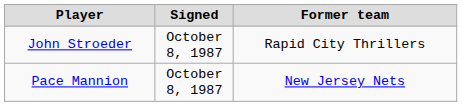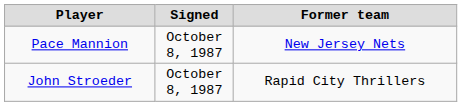rows swapped: (80, 82) <-> (80, 45)
